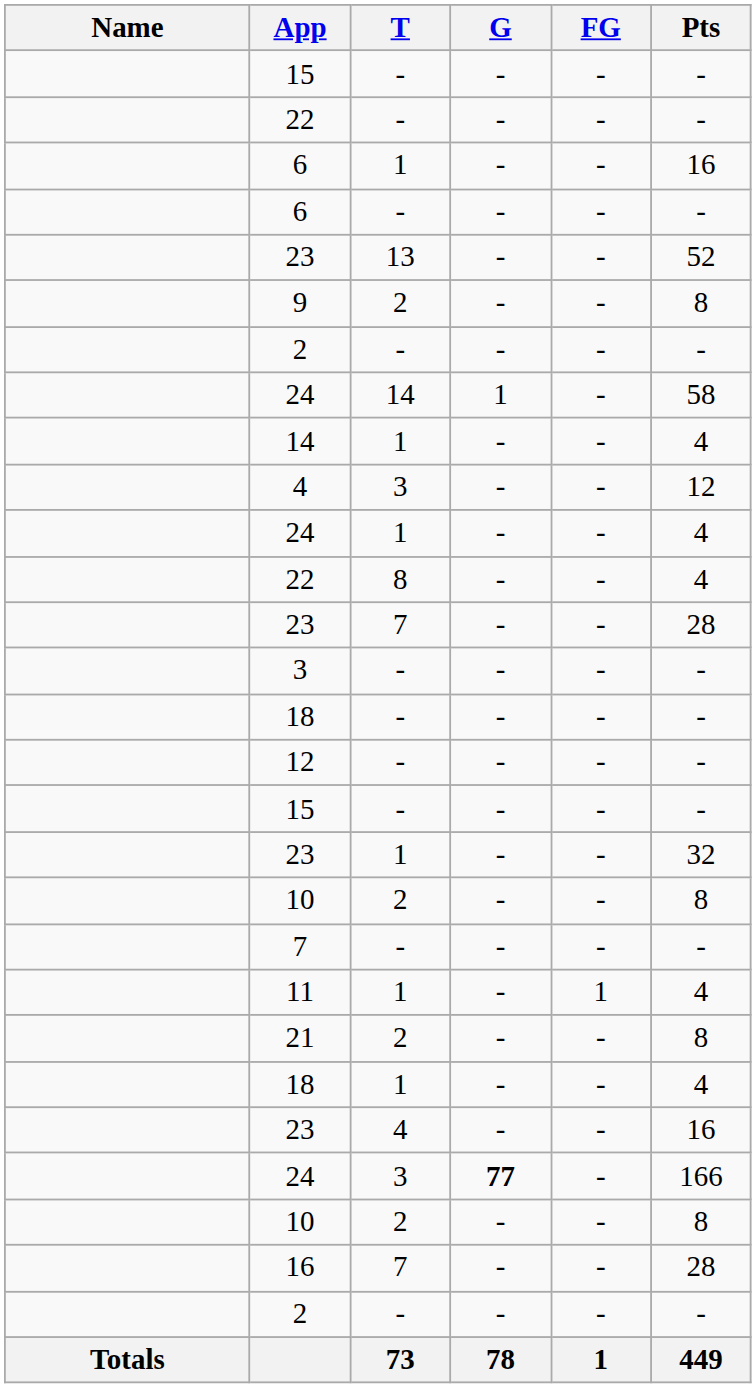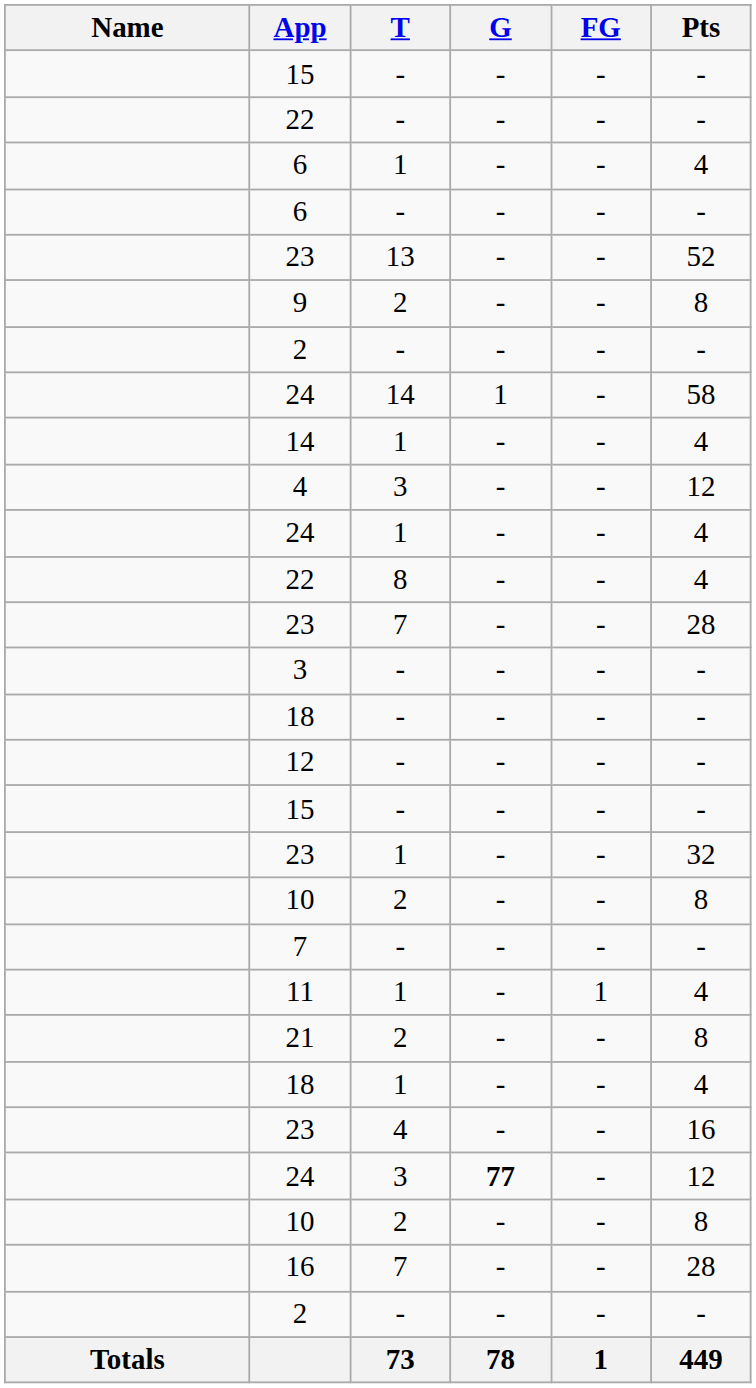(701, 165) 16 -> (701, 165) 4
(701, 1175) 166 -> (701, 1175) 12
